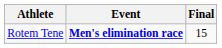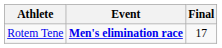(201, 33) 15 -> (201, 33) 17
